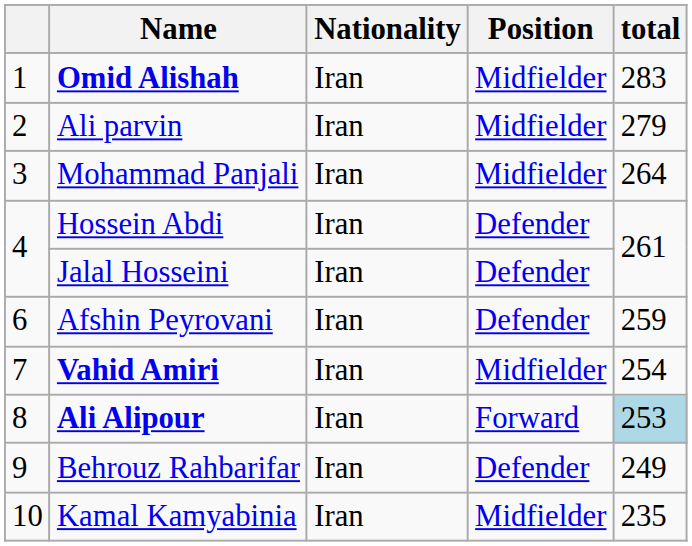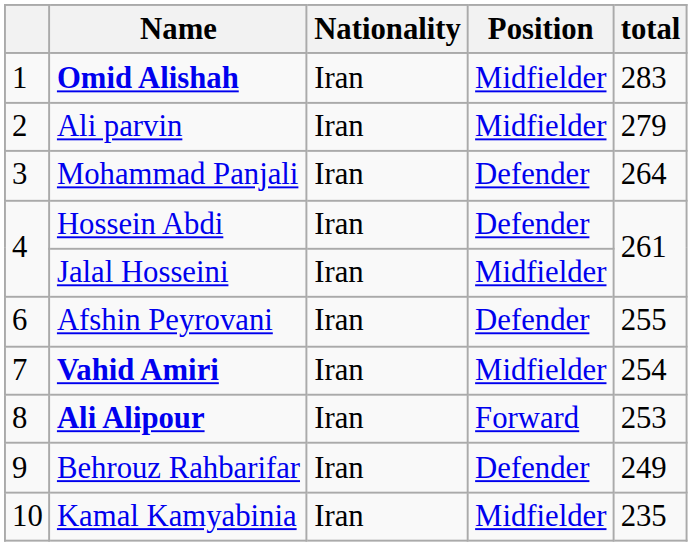(541, 175) Midfielder -> (532, 175) Defender
(532, 272) Defender -> (541, 272) Midfielder
(644, 321) 259 -> (644, 321) 255
(644, 418) lightblue background -> (644, 418) no background
